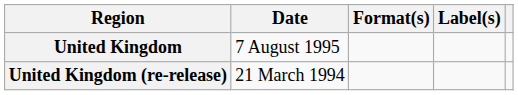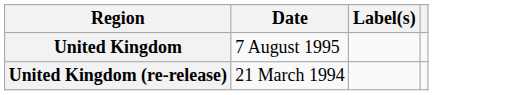- column: (391, 18)
